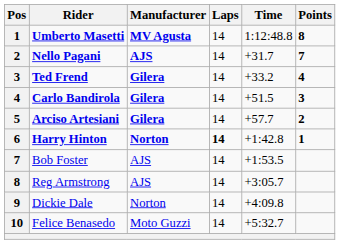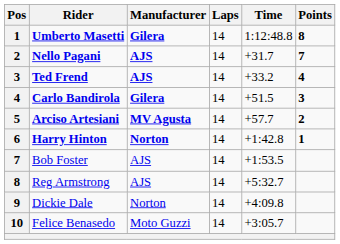(161, 35) MV Agusta -> (147, 35) Gilera
(147, 77) Gilera -> (141, 77) AJS
(147, 119) Gilera -> (161, 119) MV Agusta
(218, 139) bold -> (218, 139) normal
(264, 181) +3:05.7 -> (264, 181) +5:32.7
(264, 223) +5:32.7 -> (264, 223) +3:05.7
